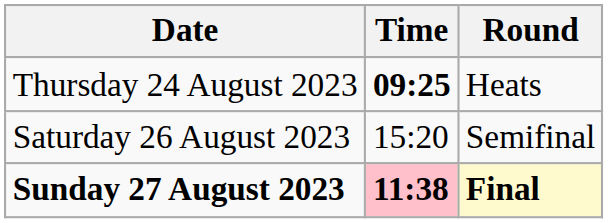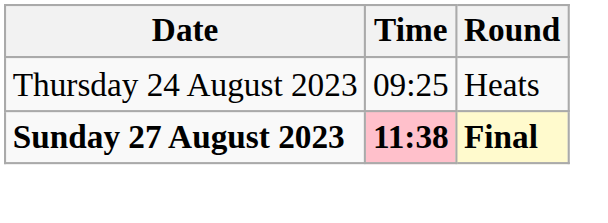(412, 83) bold -> (411, 83) normal
- row: (181, 136)
